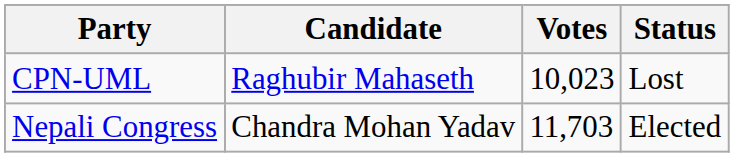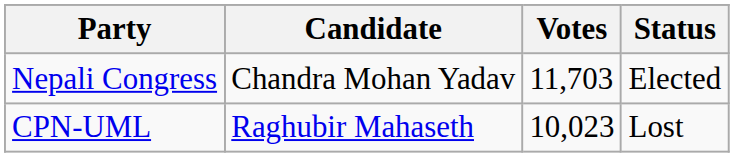rows swapped: (115, 126) <-> (82, 77)
